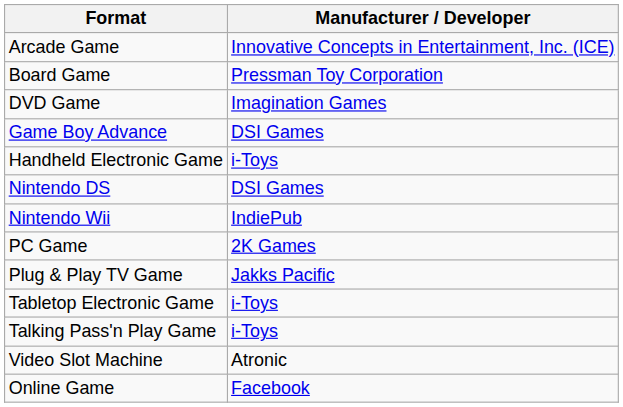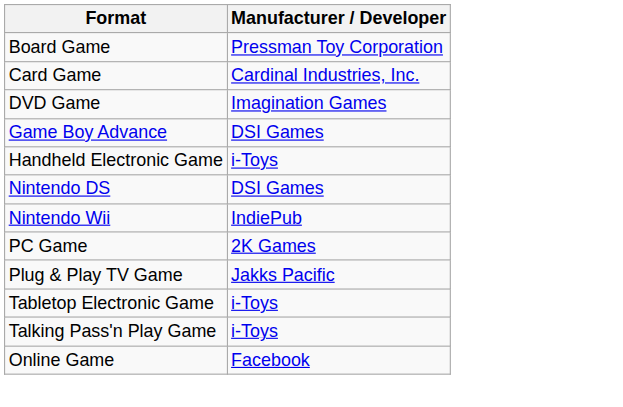- row: (64, 47)
+ row: (55, 75)
- row: (86, 359)
